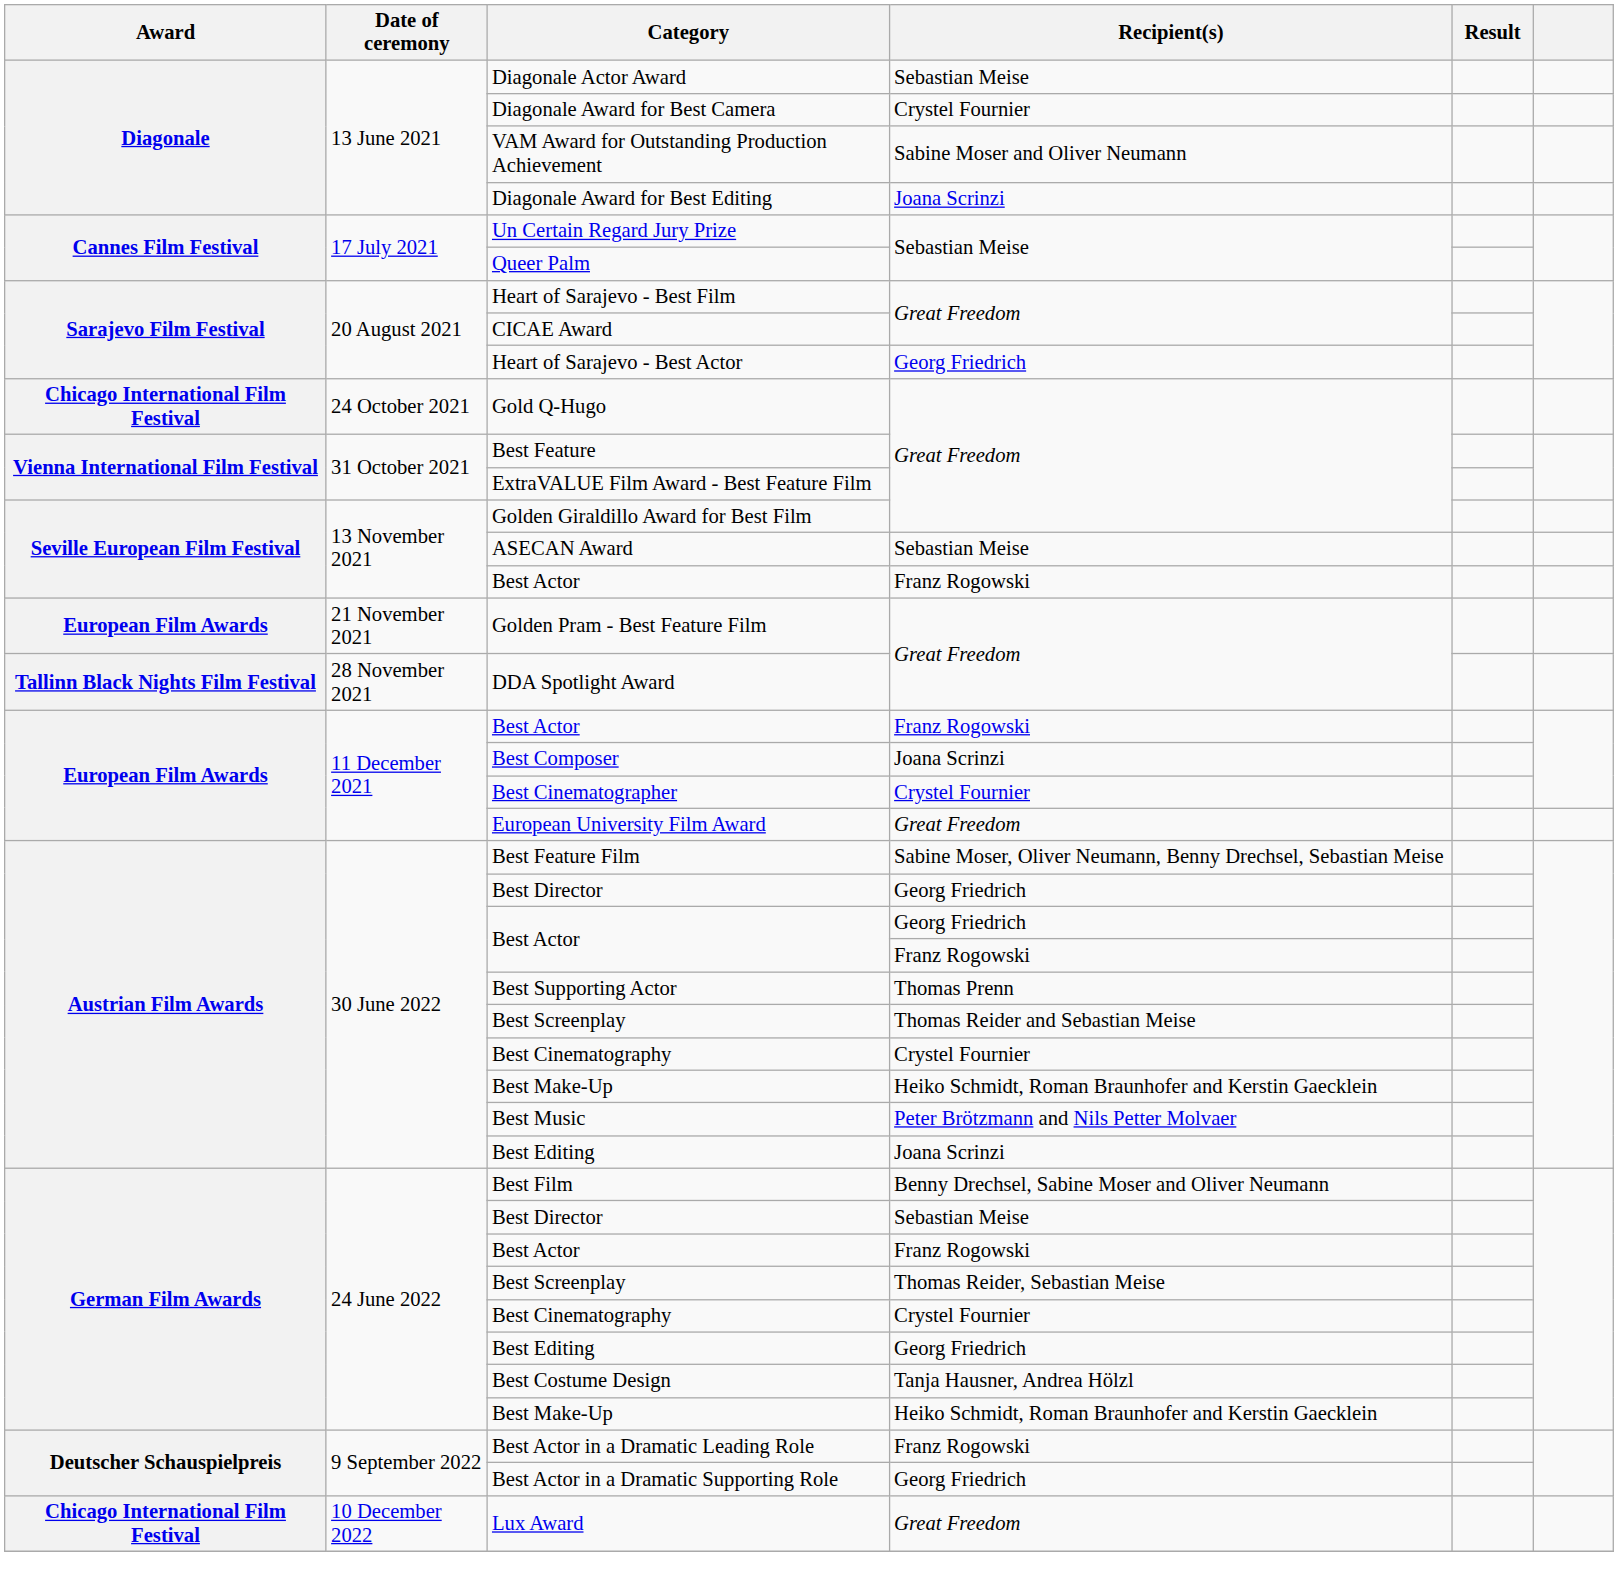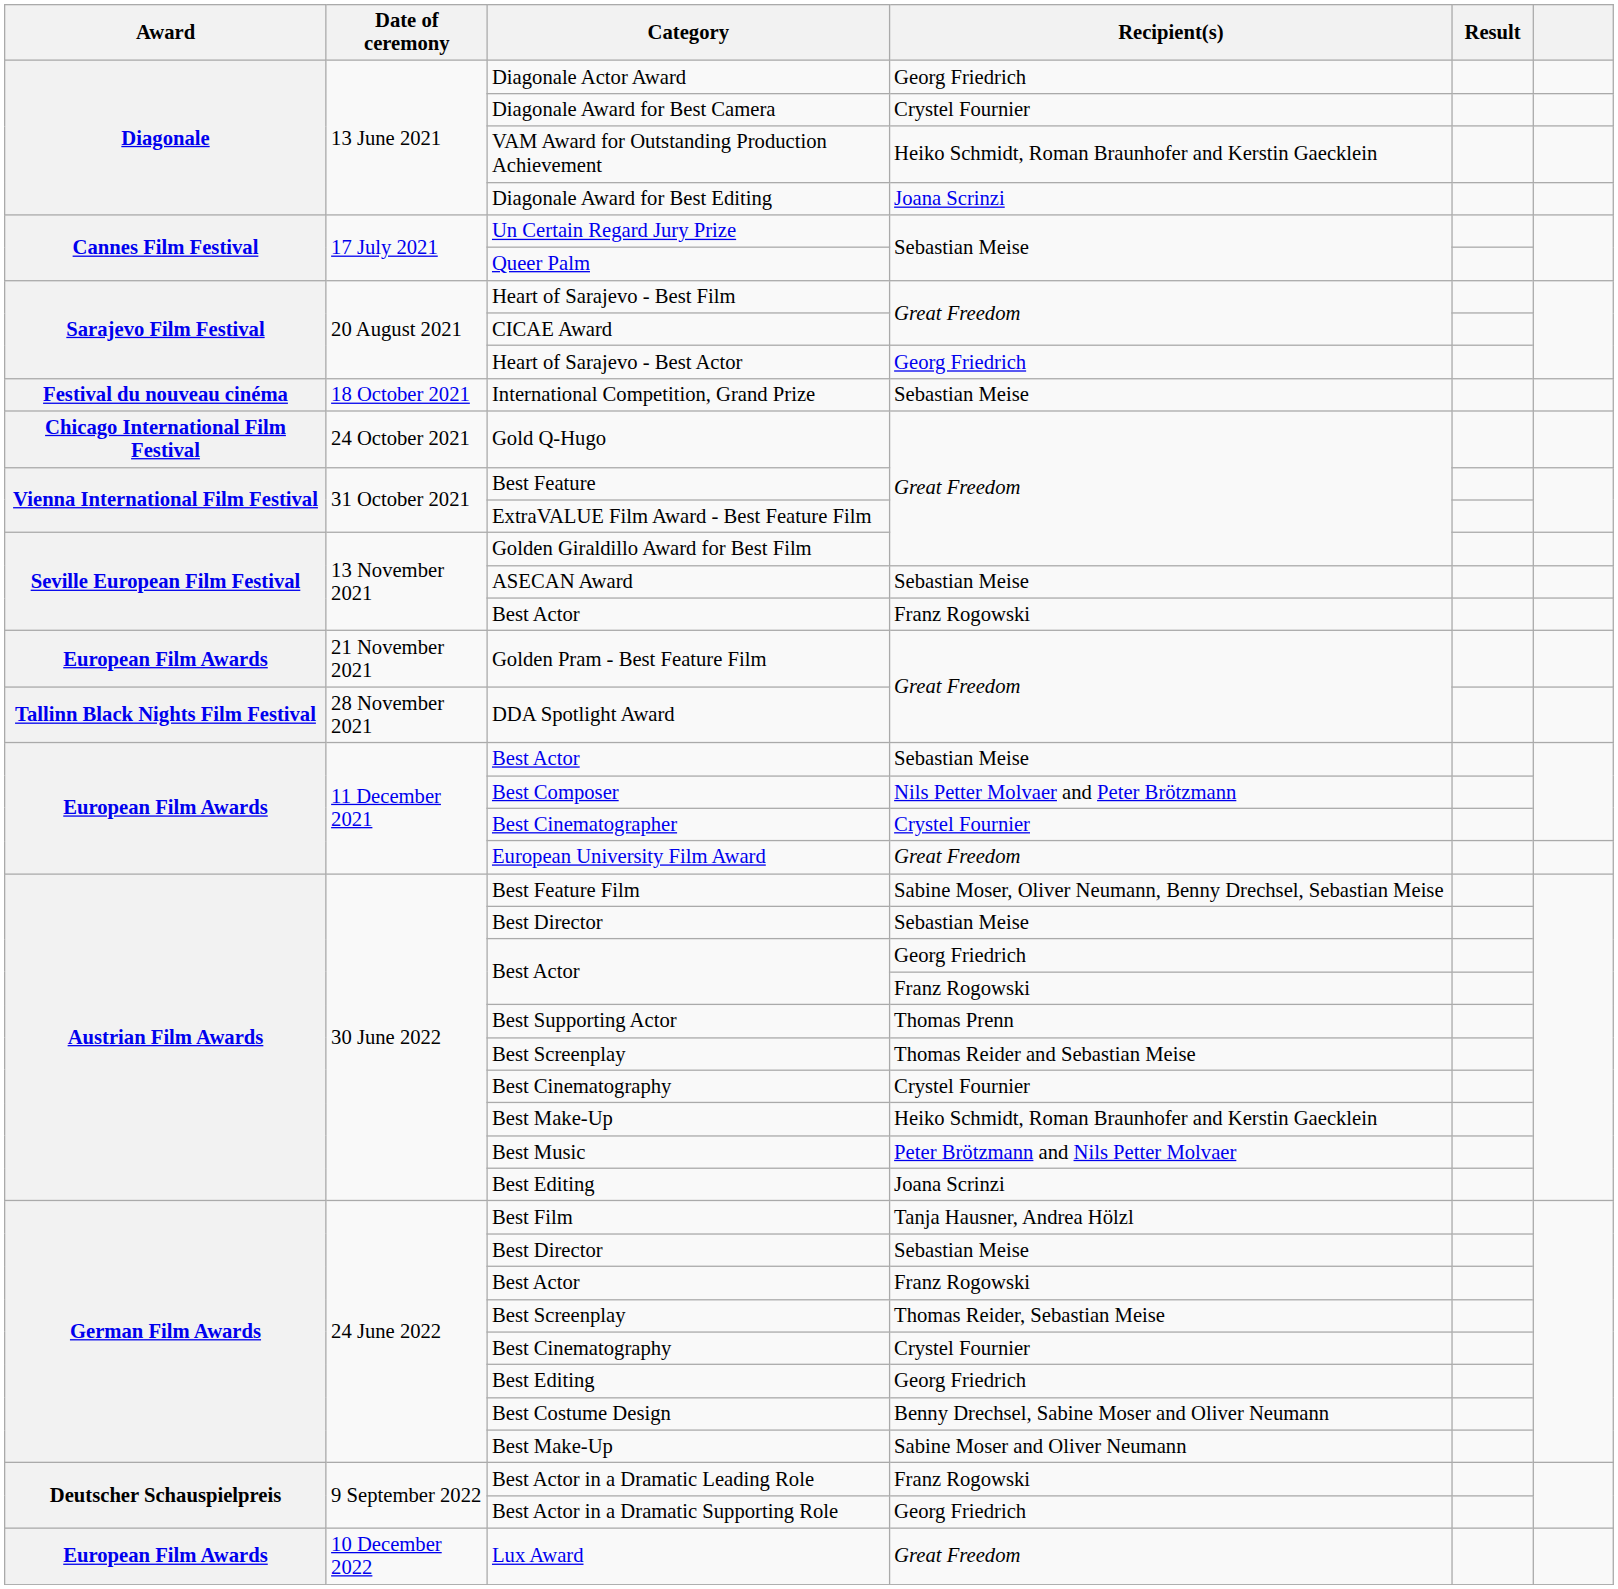(961, 76) Sebastian Meise -> (960, 76) Georg Friedrich
(1040, 153) Sabine Moser and Oliver Neumann -> (1136, 153) Heiko Schmidt, Roman Braunhofer and Kerstin Gaecklein
+ row: (400, 394)
(962, 726) Franz Rogowski -> (961, 758) Sebastian Meise
(949, 758) Joana Scrinzi -> (1065, 791) Nils Petter Molvaer and Peter Brötzmann
(960, 889) Georg Friedrich -> (961, 922) Sebastian Meise
(1112, 1184) Benny Drechsel, Sabine Moser and Oliver Neumann -> (1014, 1217) Tanja Hausner, Andrea Hölzl
(1014, 1380) Tanja Hausner, Andrea Hölzl -> (1112, 1413) Benny Drechsel, Sabine Moser and Oliver Neumann
(1136, 1413) Heiko Schmidt, Roman Braunhofer and Kerstin Gaecklein -> (1040, 1446) Sabine Moser and Oliver Neumann
(166, 1523) Chicago International Film Festival -> (166, 1556) European Film Awards
